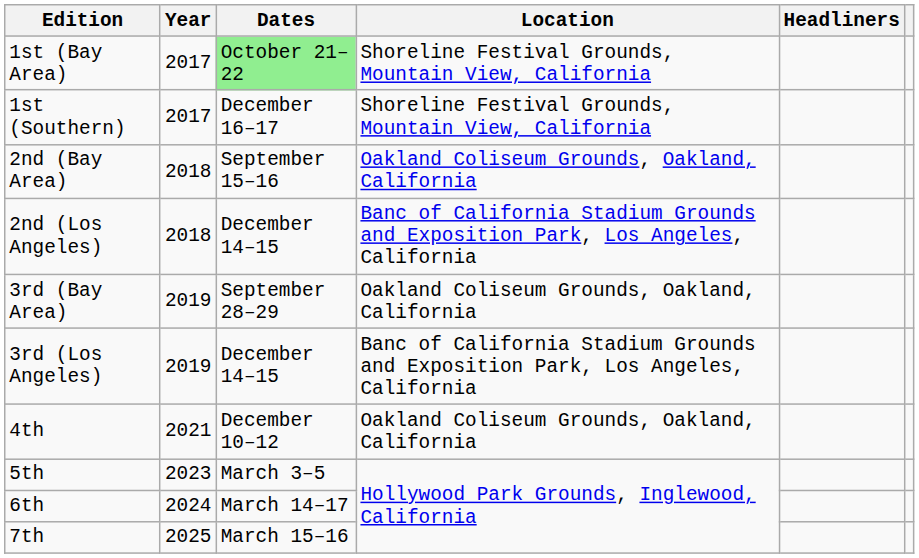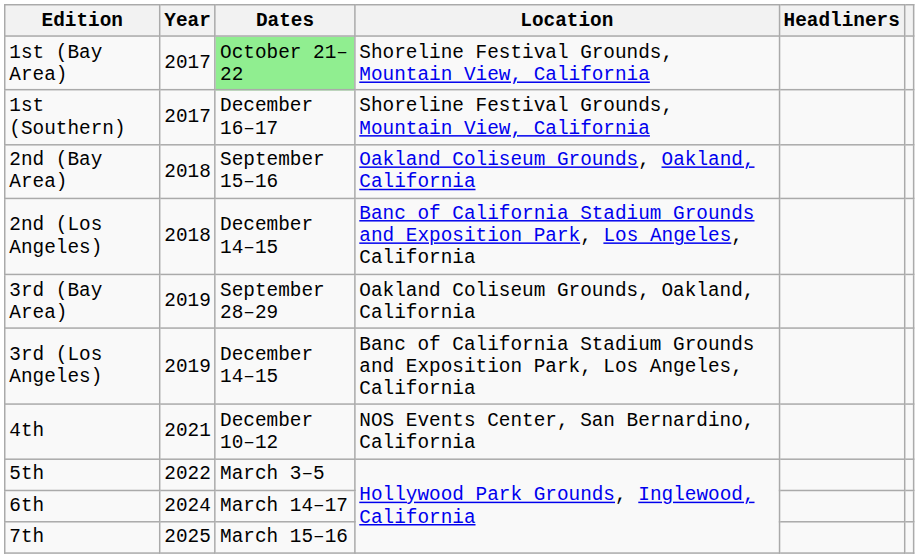(558, 431) Oakland Coliseum Grounds, Oakland, California -> (557, 431) NOS Events Center, San Bernardino, California
(188, 474) 2023 -> (188, 474) 2022
